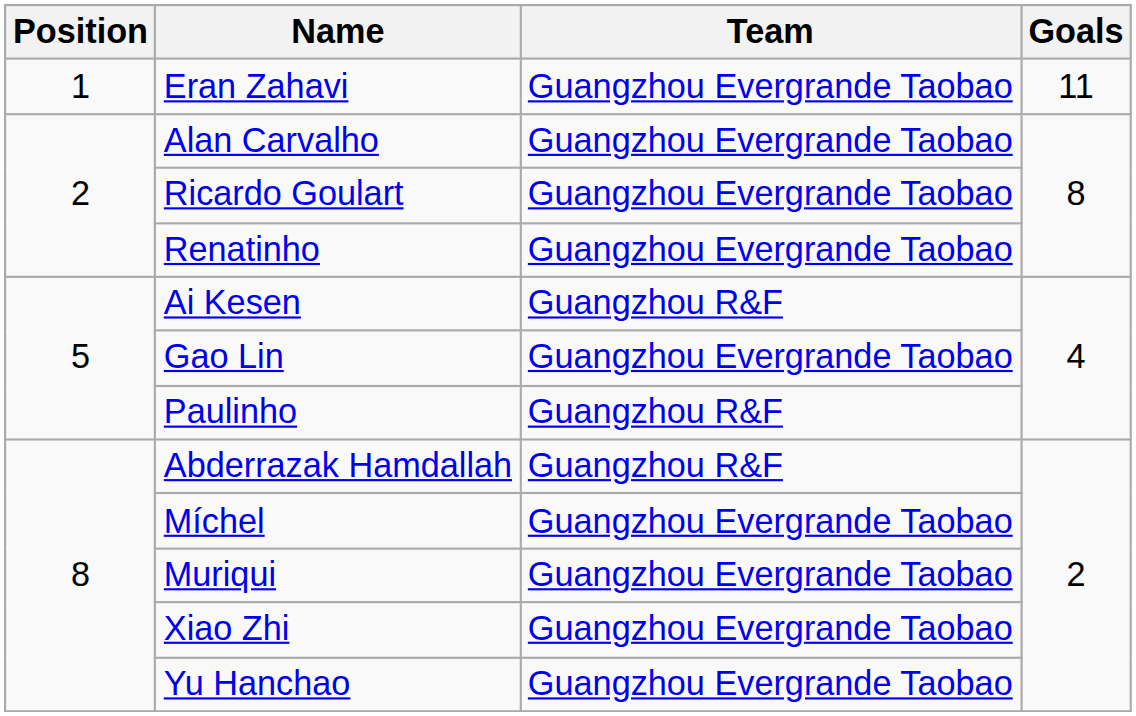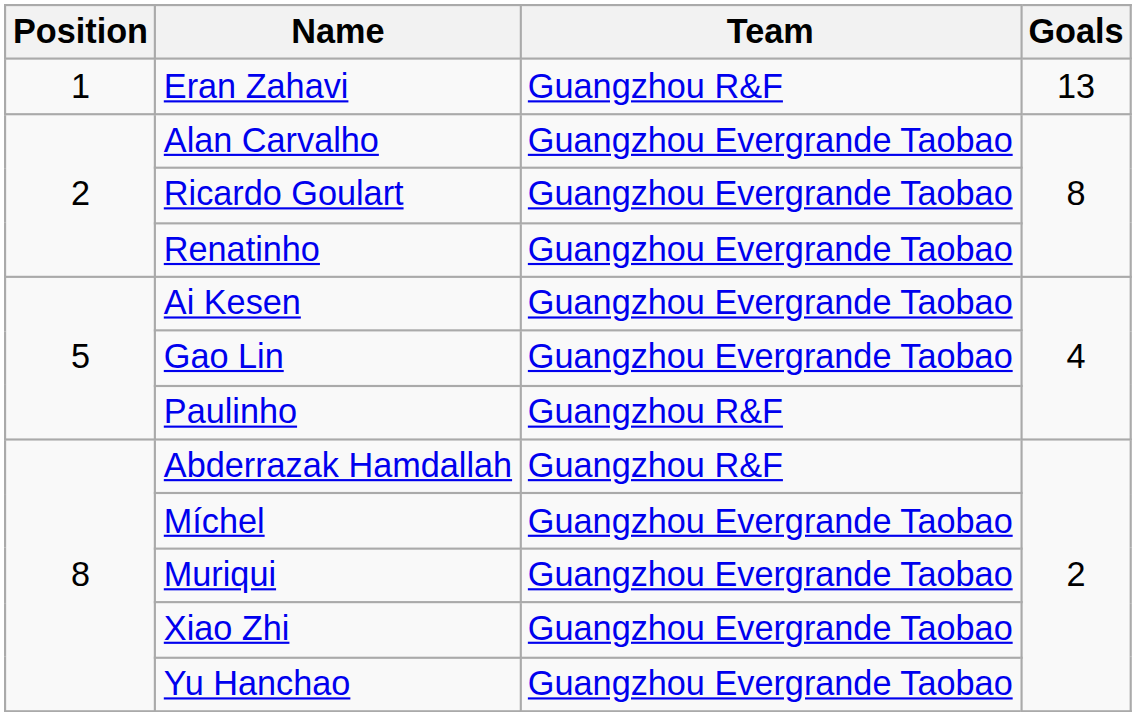(770, 85) Guangzhou Evergrande Taobao -> (655, 85) Guangzhou R&F
(1076, 85) 11 -> (1076, 85) 13
(655, 303) Guangzhou R&F -> (770, 303) Guangzhou Evergrande Taobao
